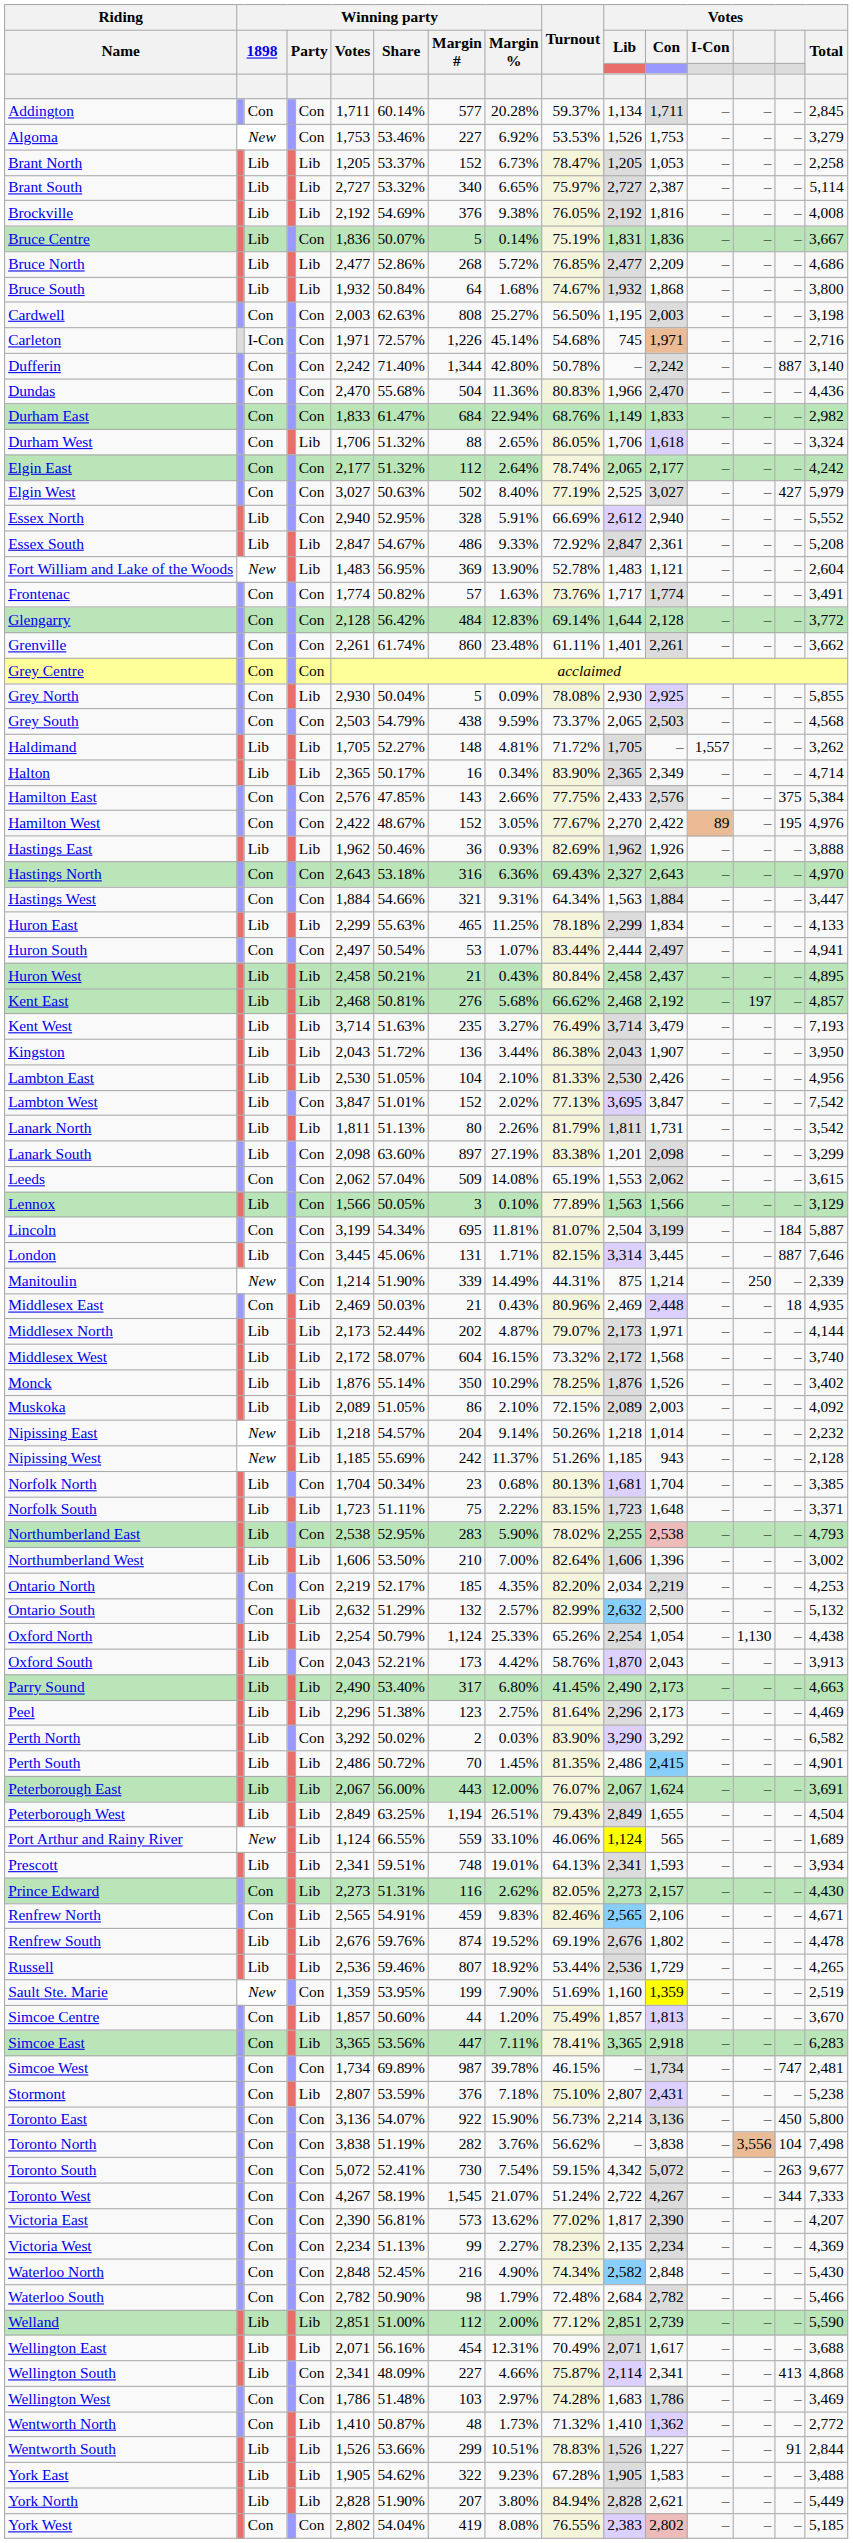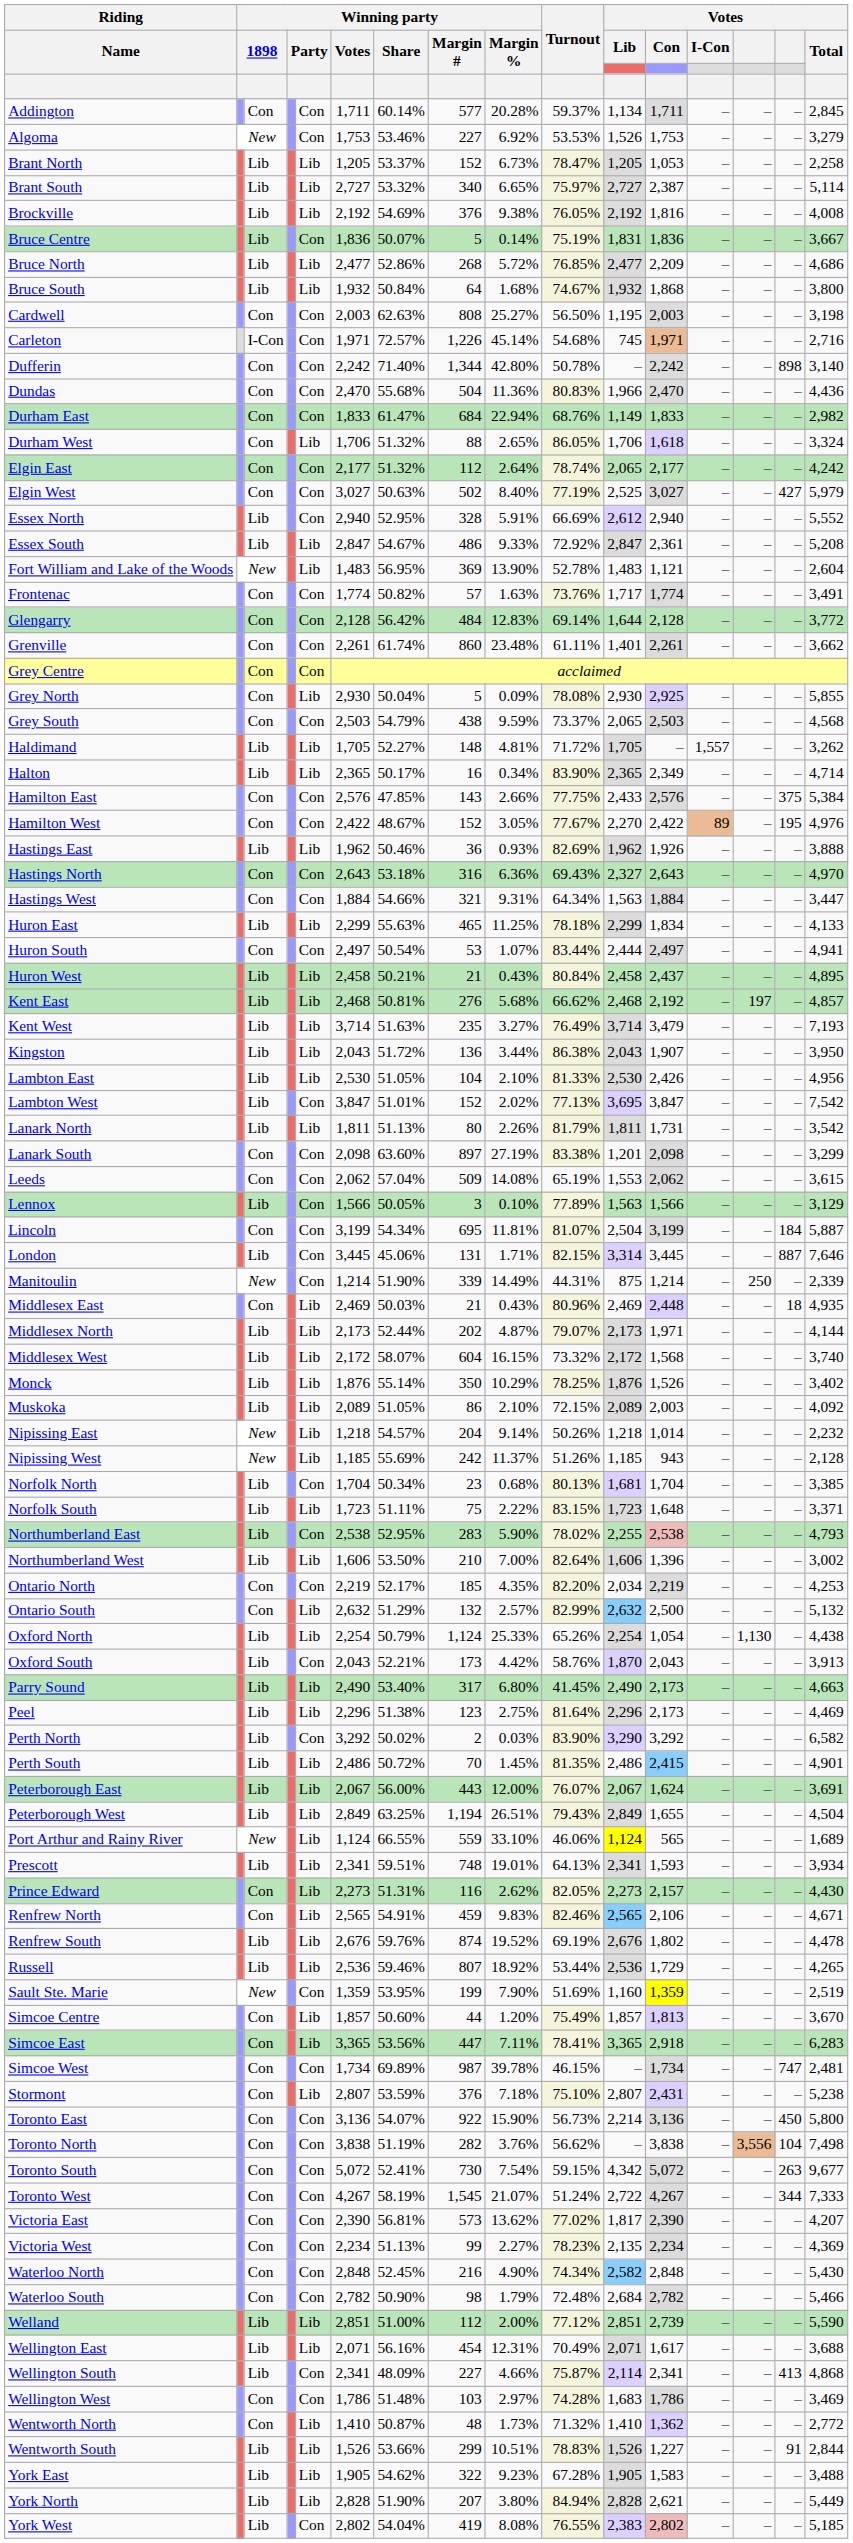(790, 366) 887 -> (790, 366) 898
(258, 1153) Lib -> (261, 1153) Con
(261, 2526) Con -> (258, 2526) Lib
